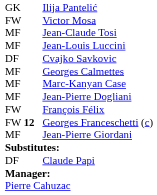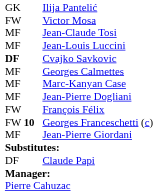(12, 58) normal -> (12, 58) bold
(29, 122) 12 -> (29, 122) 10
